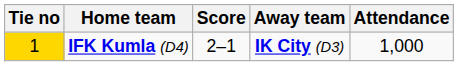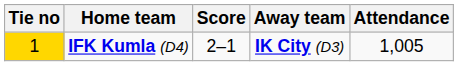(401, 46) 1,000 -> (401, 46) 1,005
